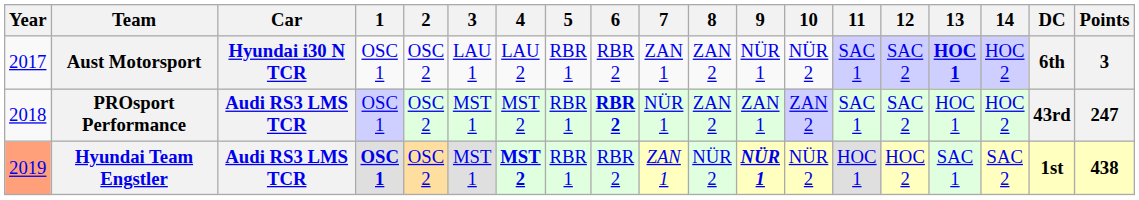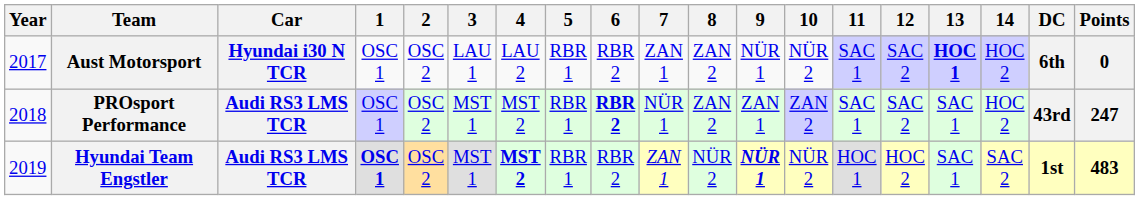(1104, 62) 3 -> (1104, 62) 0
(955, 115) HOC 1 -> (955, 115) SAC 1
(28, 168) lightsalmon background -> (28, 168) no background
(1104, 168) 438 -> (1104, 168) 483
